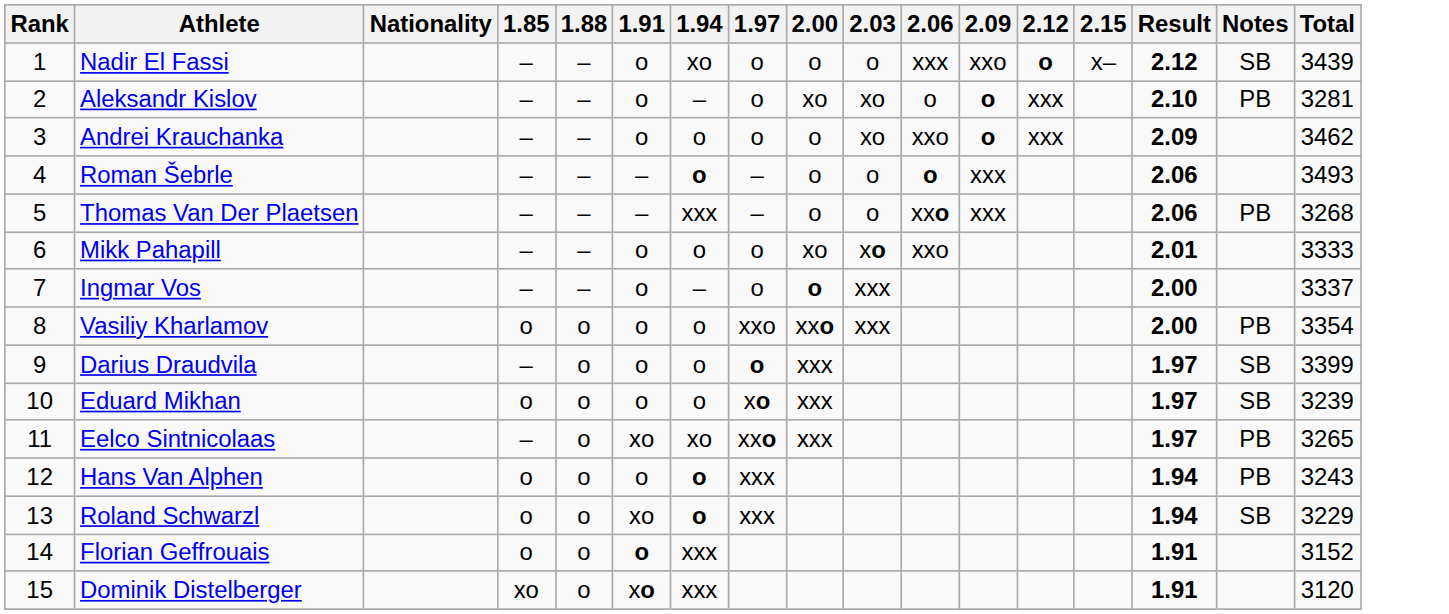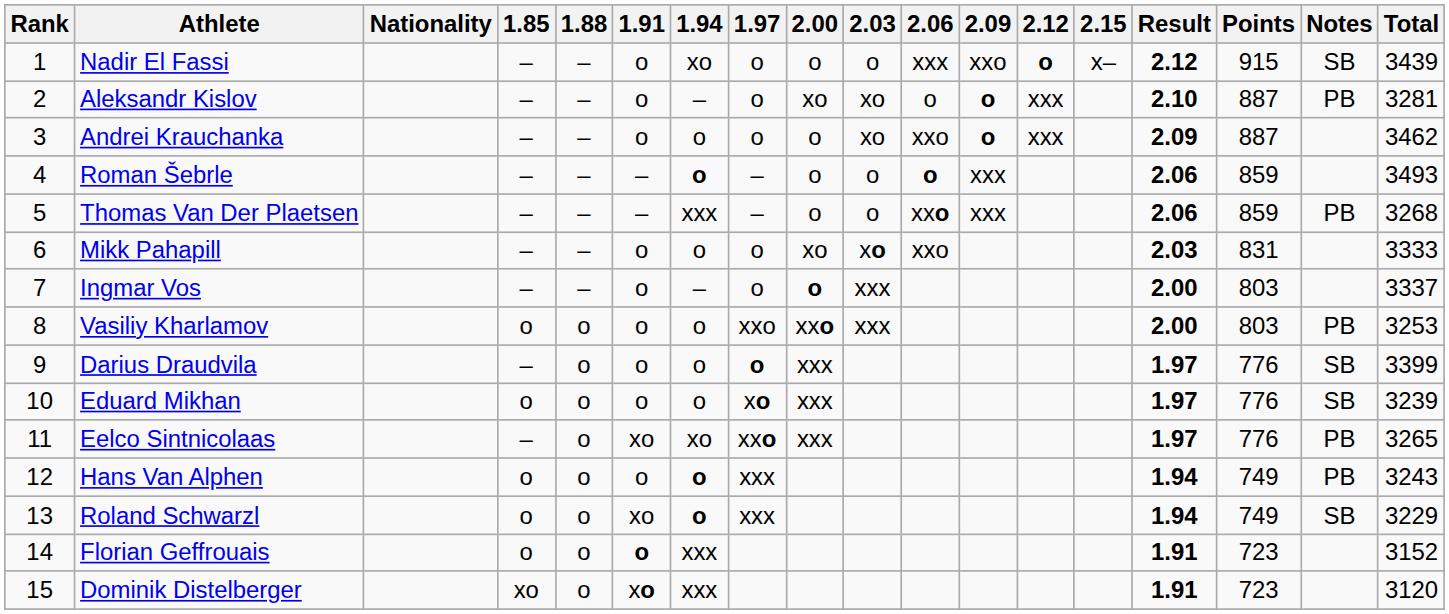+ column: (1259, 24)
(1174, 251) 2.01 -> (1174, 251) 2.03
(1327, 326) 3354 -> (1411, 326) 3253
